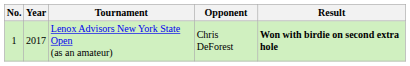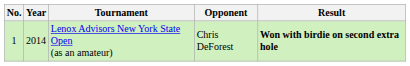(36, 41) 2017 -> (36, 41) 2014
